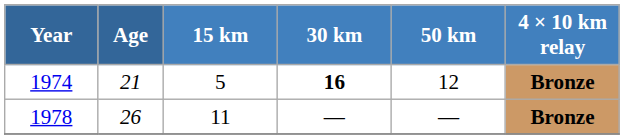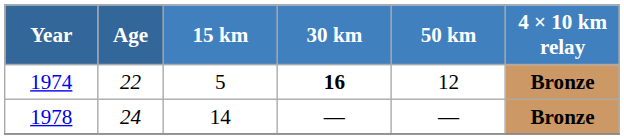(131, 81) 21 -> (131, 81) 22
(131, 116) 26 -> (131, 116) 24
(220, 116) 11 -> (220, 116) 14
